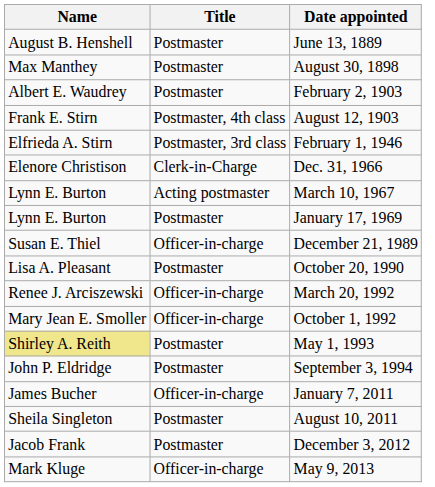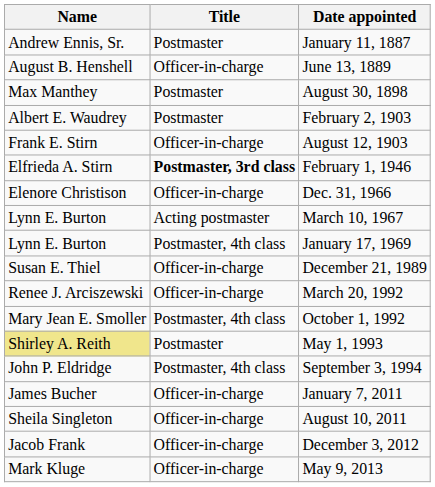+ row: (356, 42)
(188, 42) Postmaster -> (209, 67) Officer-in-charge
(219, 117) Postmaster, 4th class -> (209, 142) Officer-in-charge
(220, 142) normal -> (224, 167) bold
(205, 167) Clerk-in-Charge -> (209, 192) Officer-in-charge
(188, 218) Postmaster -> (219, 243) Postmaster, 4th class
- row: (349, 268)
(209, 318) Officer-in-charge -> (219, 318) Postmaster, 4th class
(188, 368) Postmaster -> (219, 368) Postmaster, 4th class
(188, 419) Postmaster -> (209, 419) Officer-in-charge
(188, 444) Postmaster -> (209, 444) Officer-in-charge
